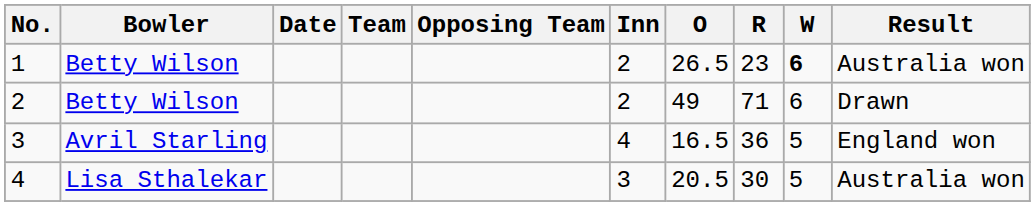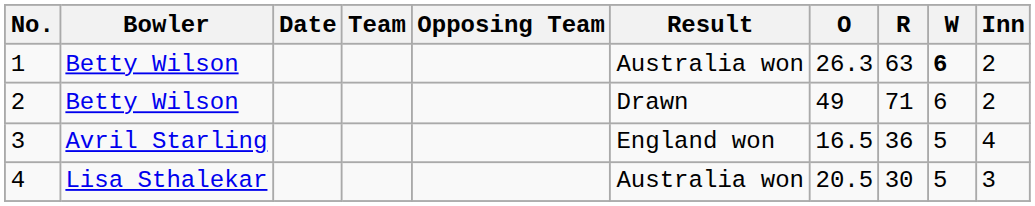columns swapped: (638, 25) <-> (931, 25)
(700, 64) 26.5 -> (844, 64) 26.3
(755, 64) 23 -> (899, 64) 63
